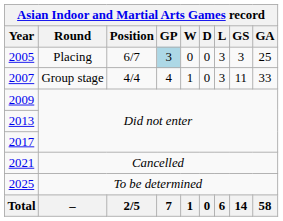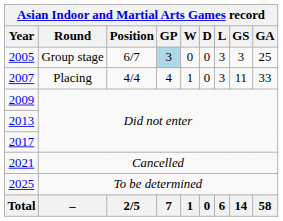(73, 57) Placing -> (73, 57) Group stage
(73, 78) Group stage -> (73, 78) Placing
